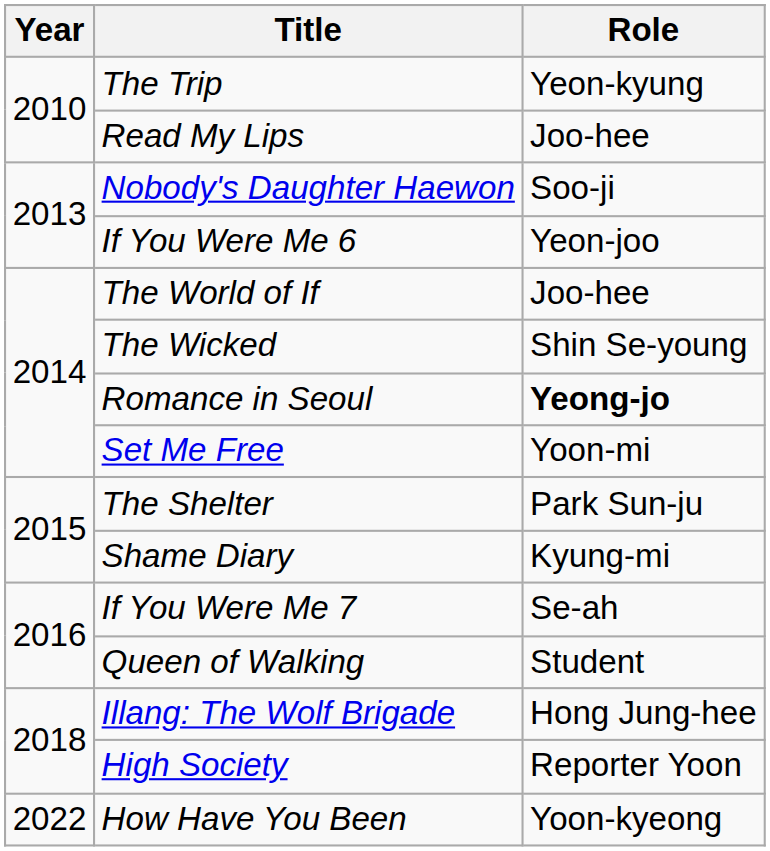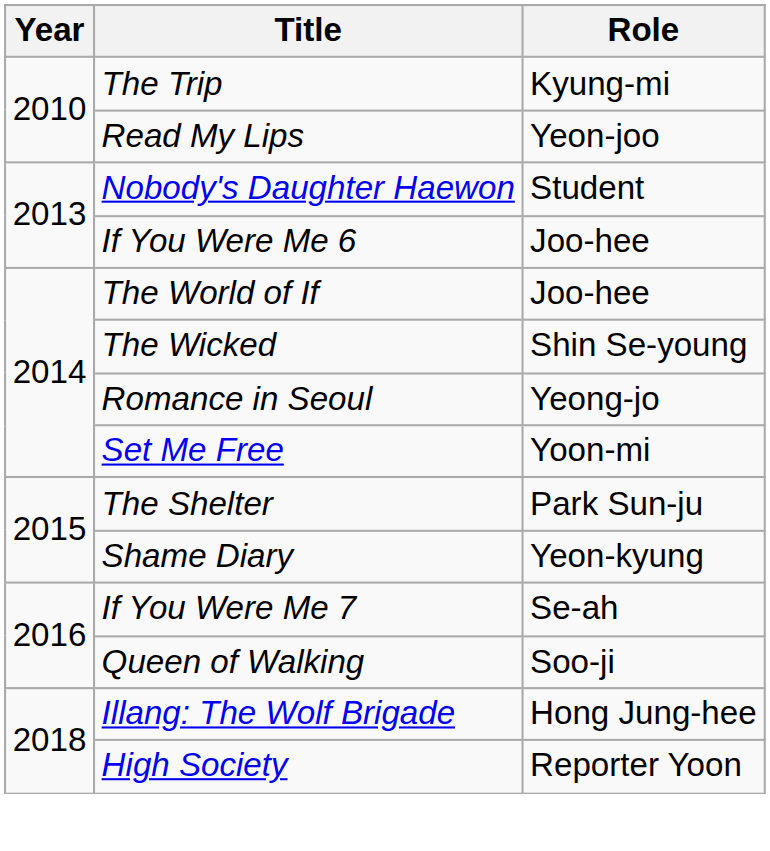(617, 83) Yeon-kyung -> (600, 83) Kyung-mi
(590, 135) Joo-hee -> (595, 135) Yeon-joo
(572, 188) Soo-ji -> (587, 188) Student
(595, 240) Yeon-joo -> (590, 240) Joo-hee
(600, 398) bold -> (595, 398) normal
(600, 556) Kyung-mi -> (617, 556) Yeon-kyung
(587, 661) Student -> (572, 661) Soo-ji
- row: (254, 818)
